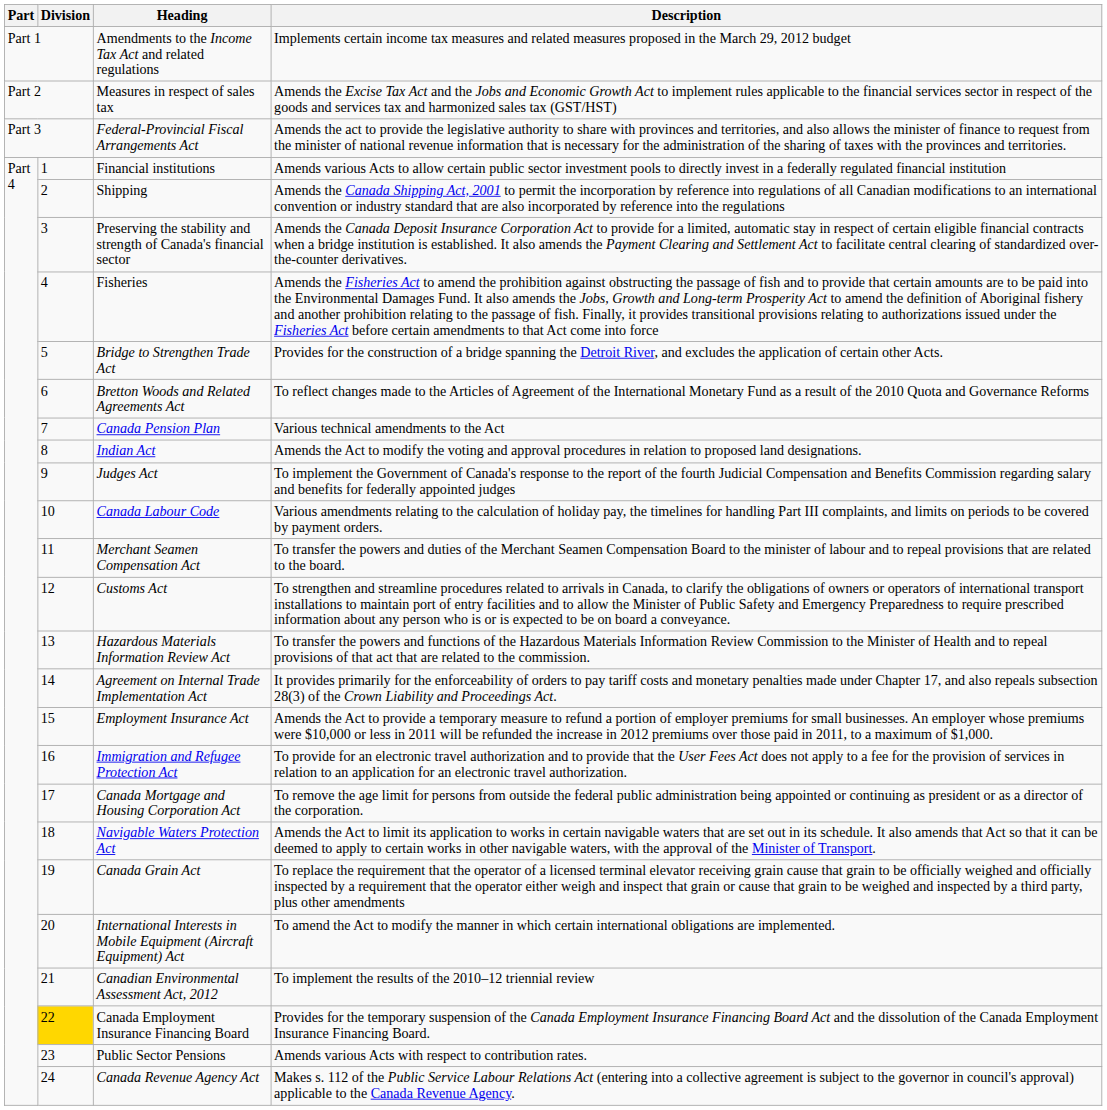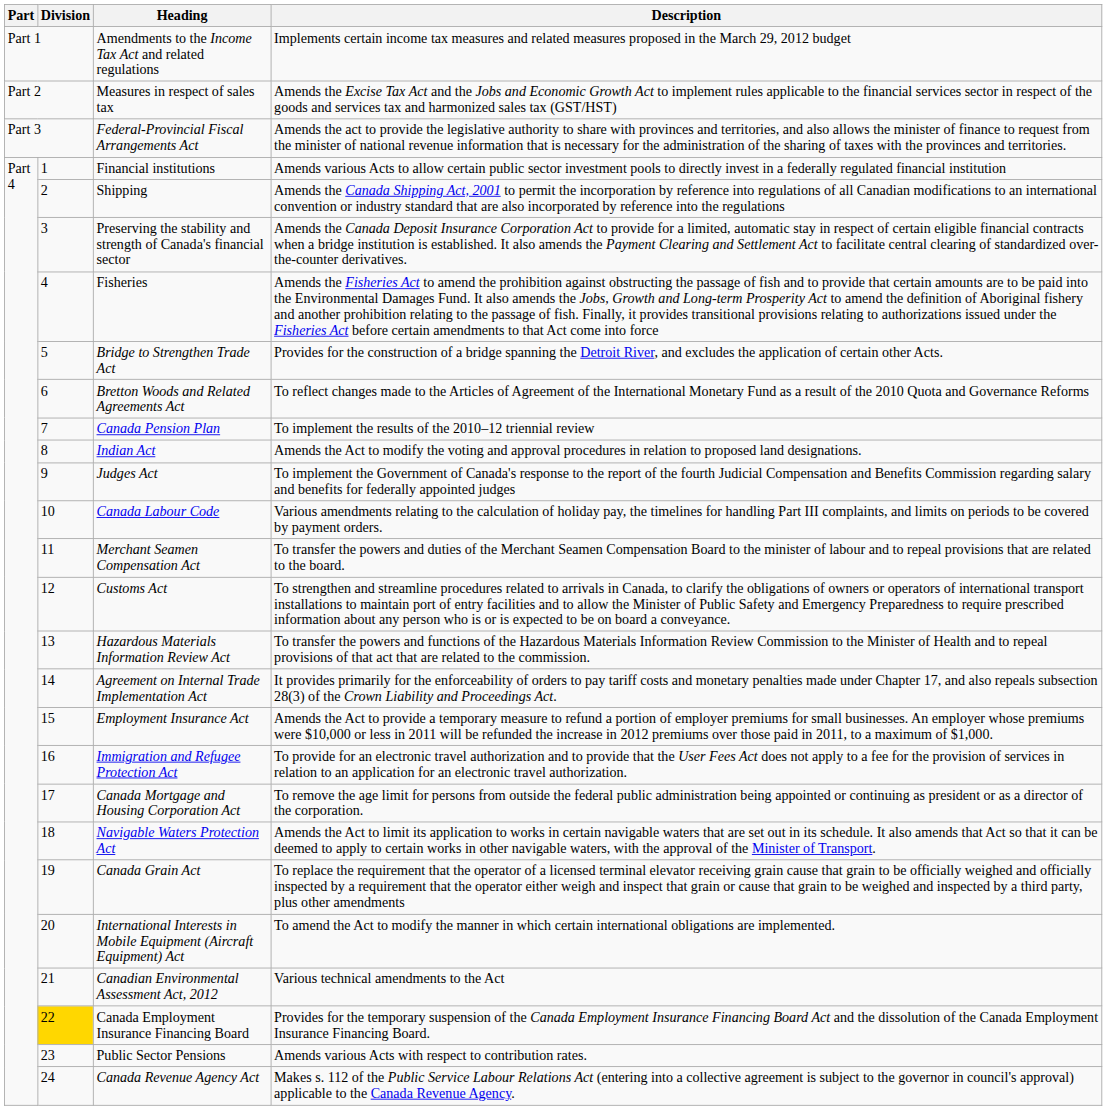(389, 429) Various technical amendments to the Act -> (434, 429) To implement the results of the 2010–12 triennial review
(434, 979) To implement the results of the 2010–12 triennial review -> (389, 979) Various technical amendments to the Act
